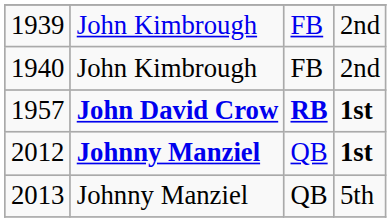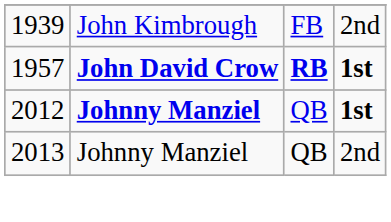- row: (38, 68)
(357, 195) 5th -> (360, 152) 2nd
